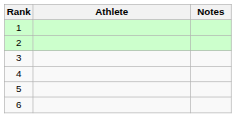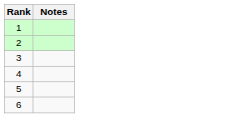- column: (112, 12)
